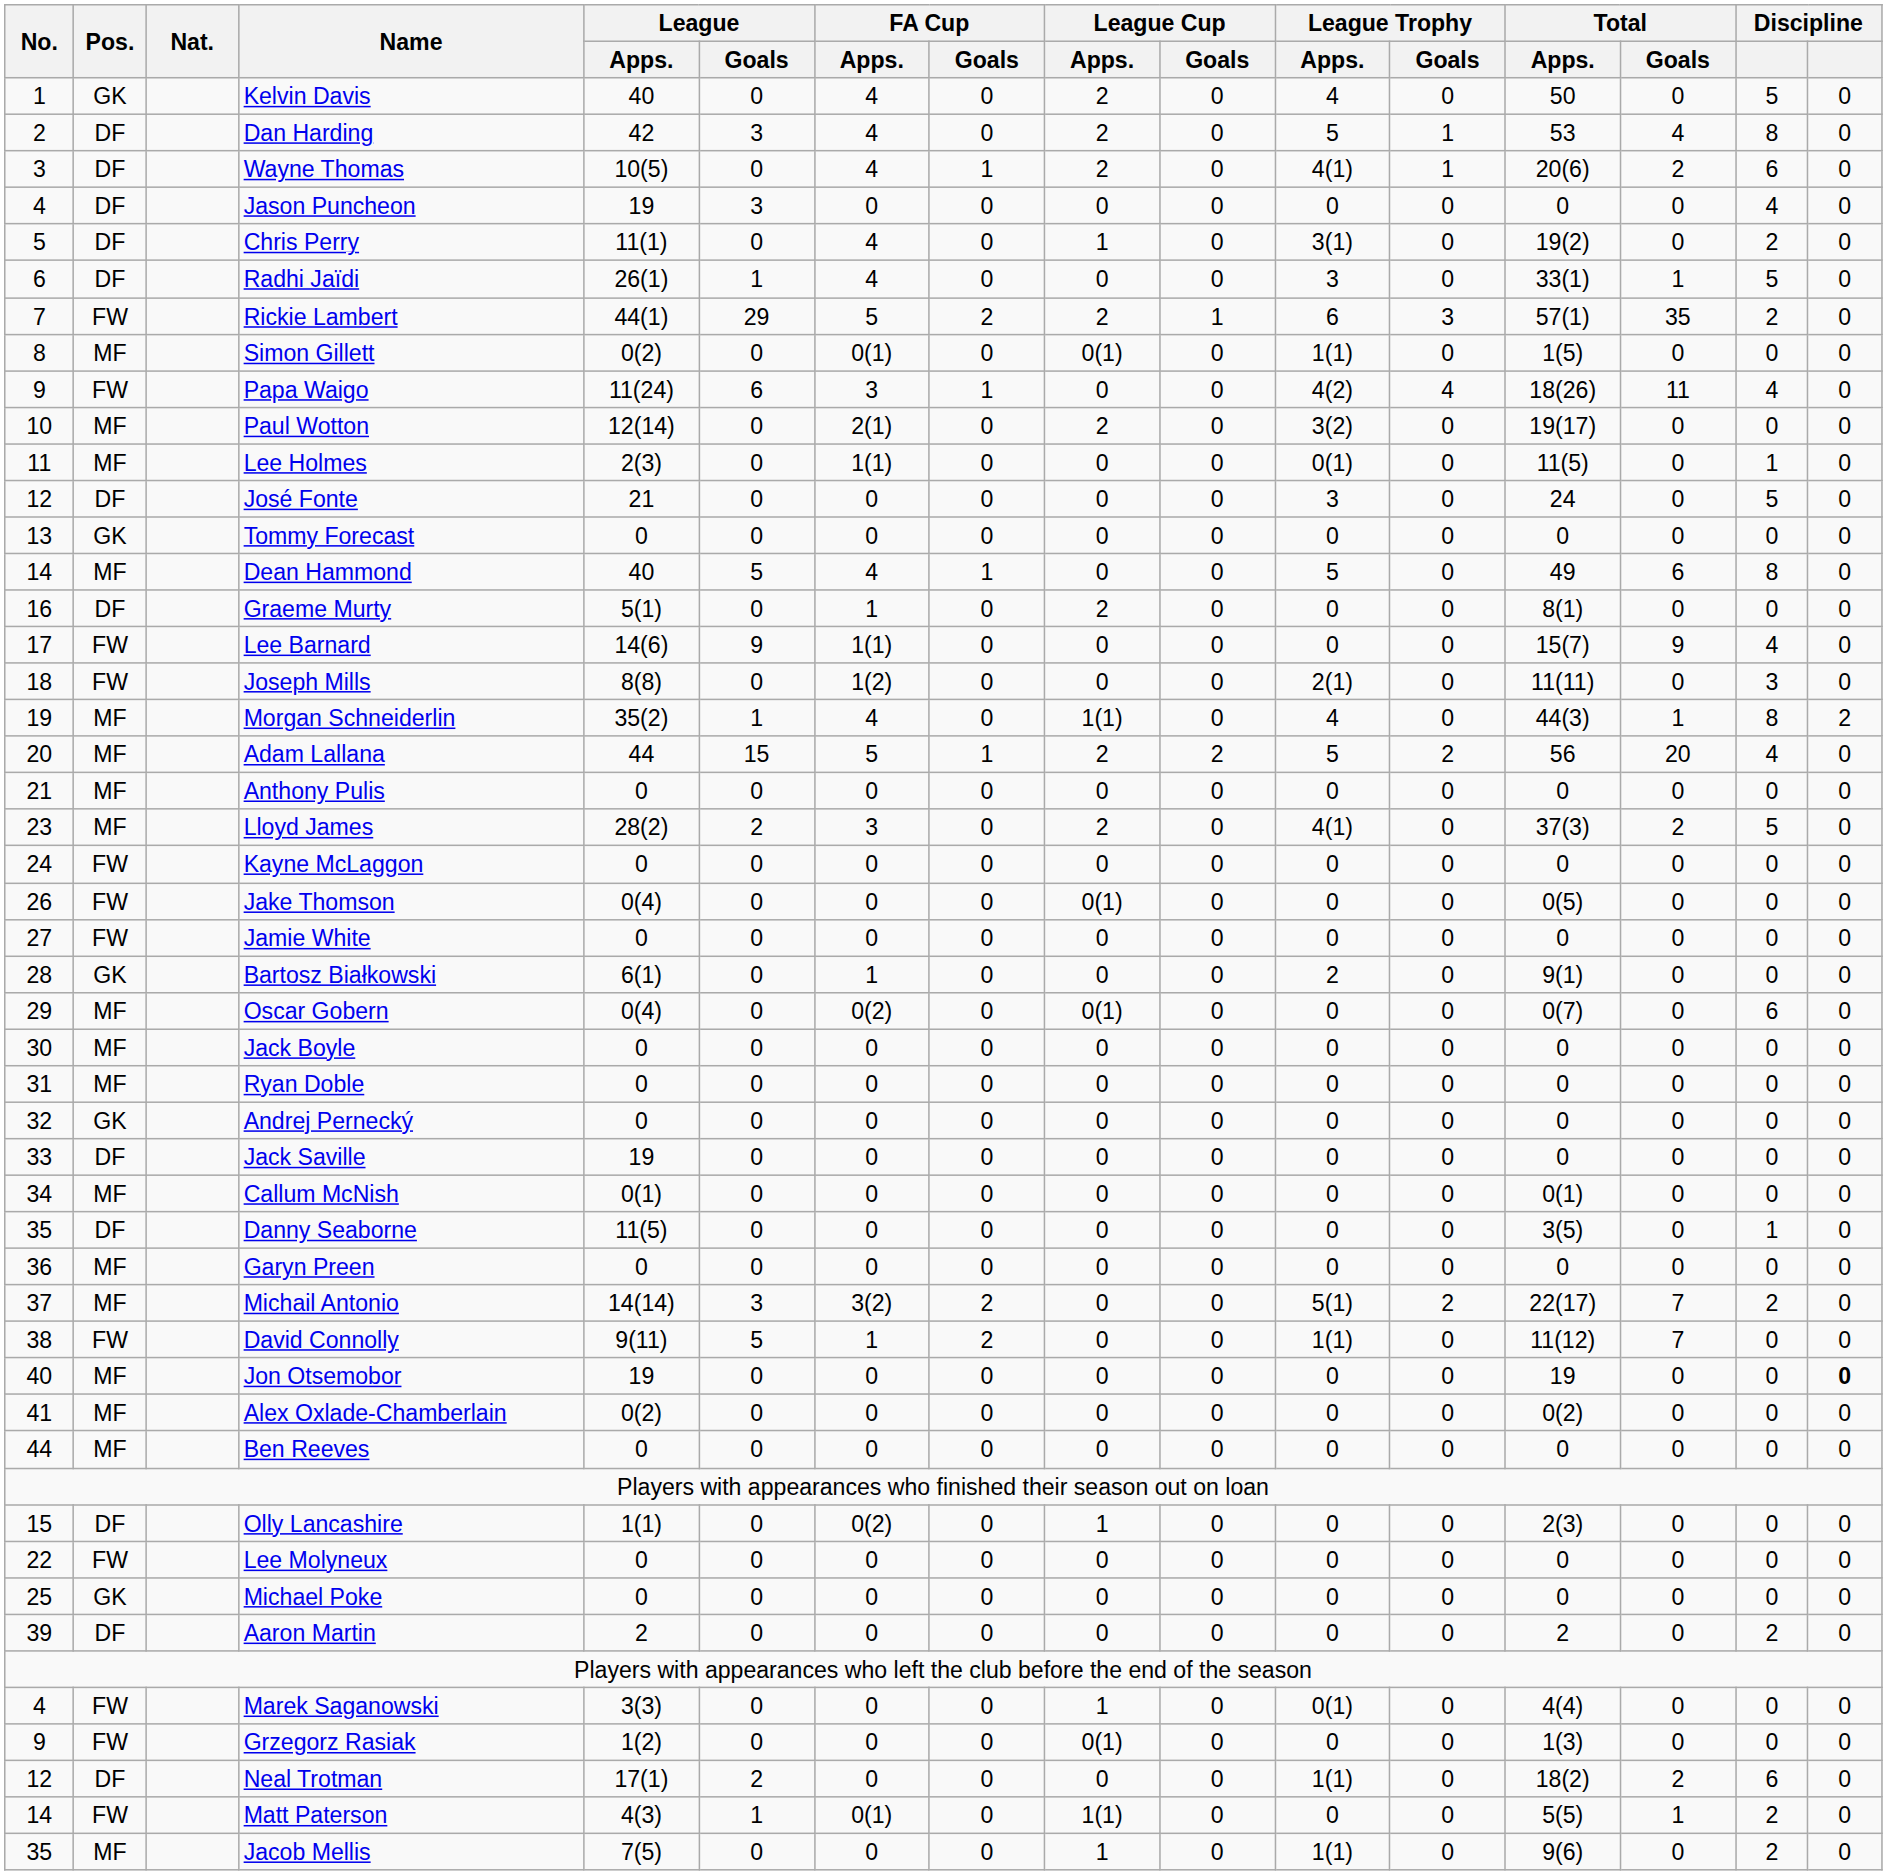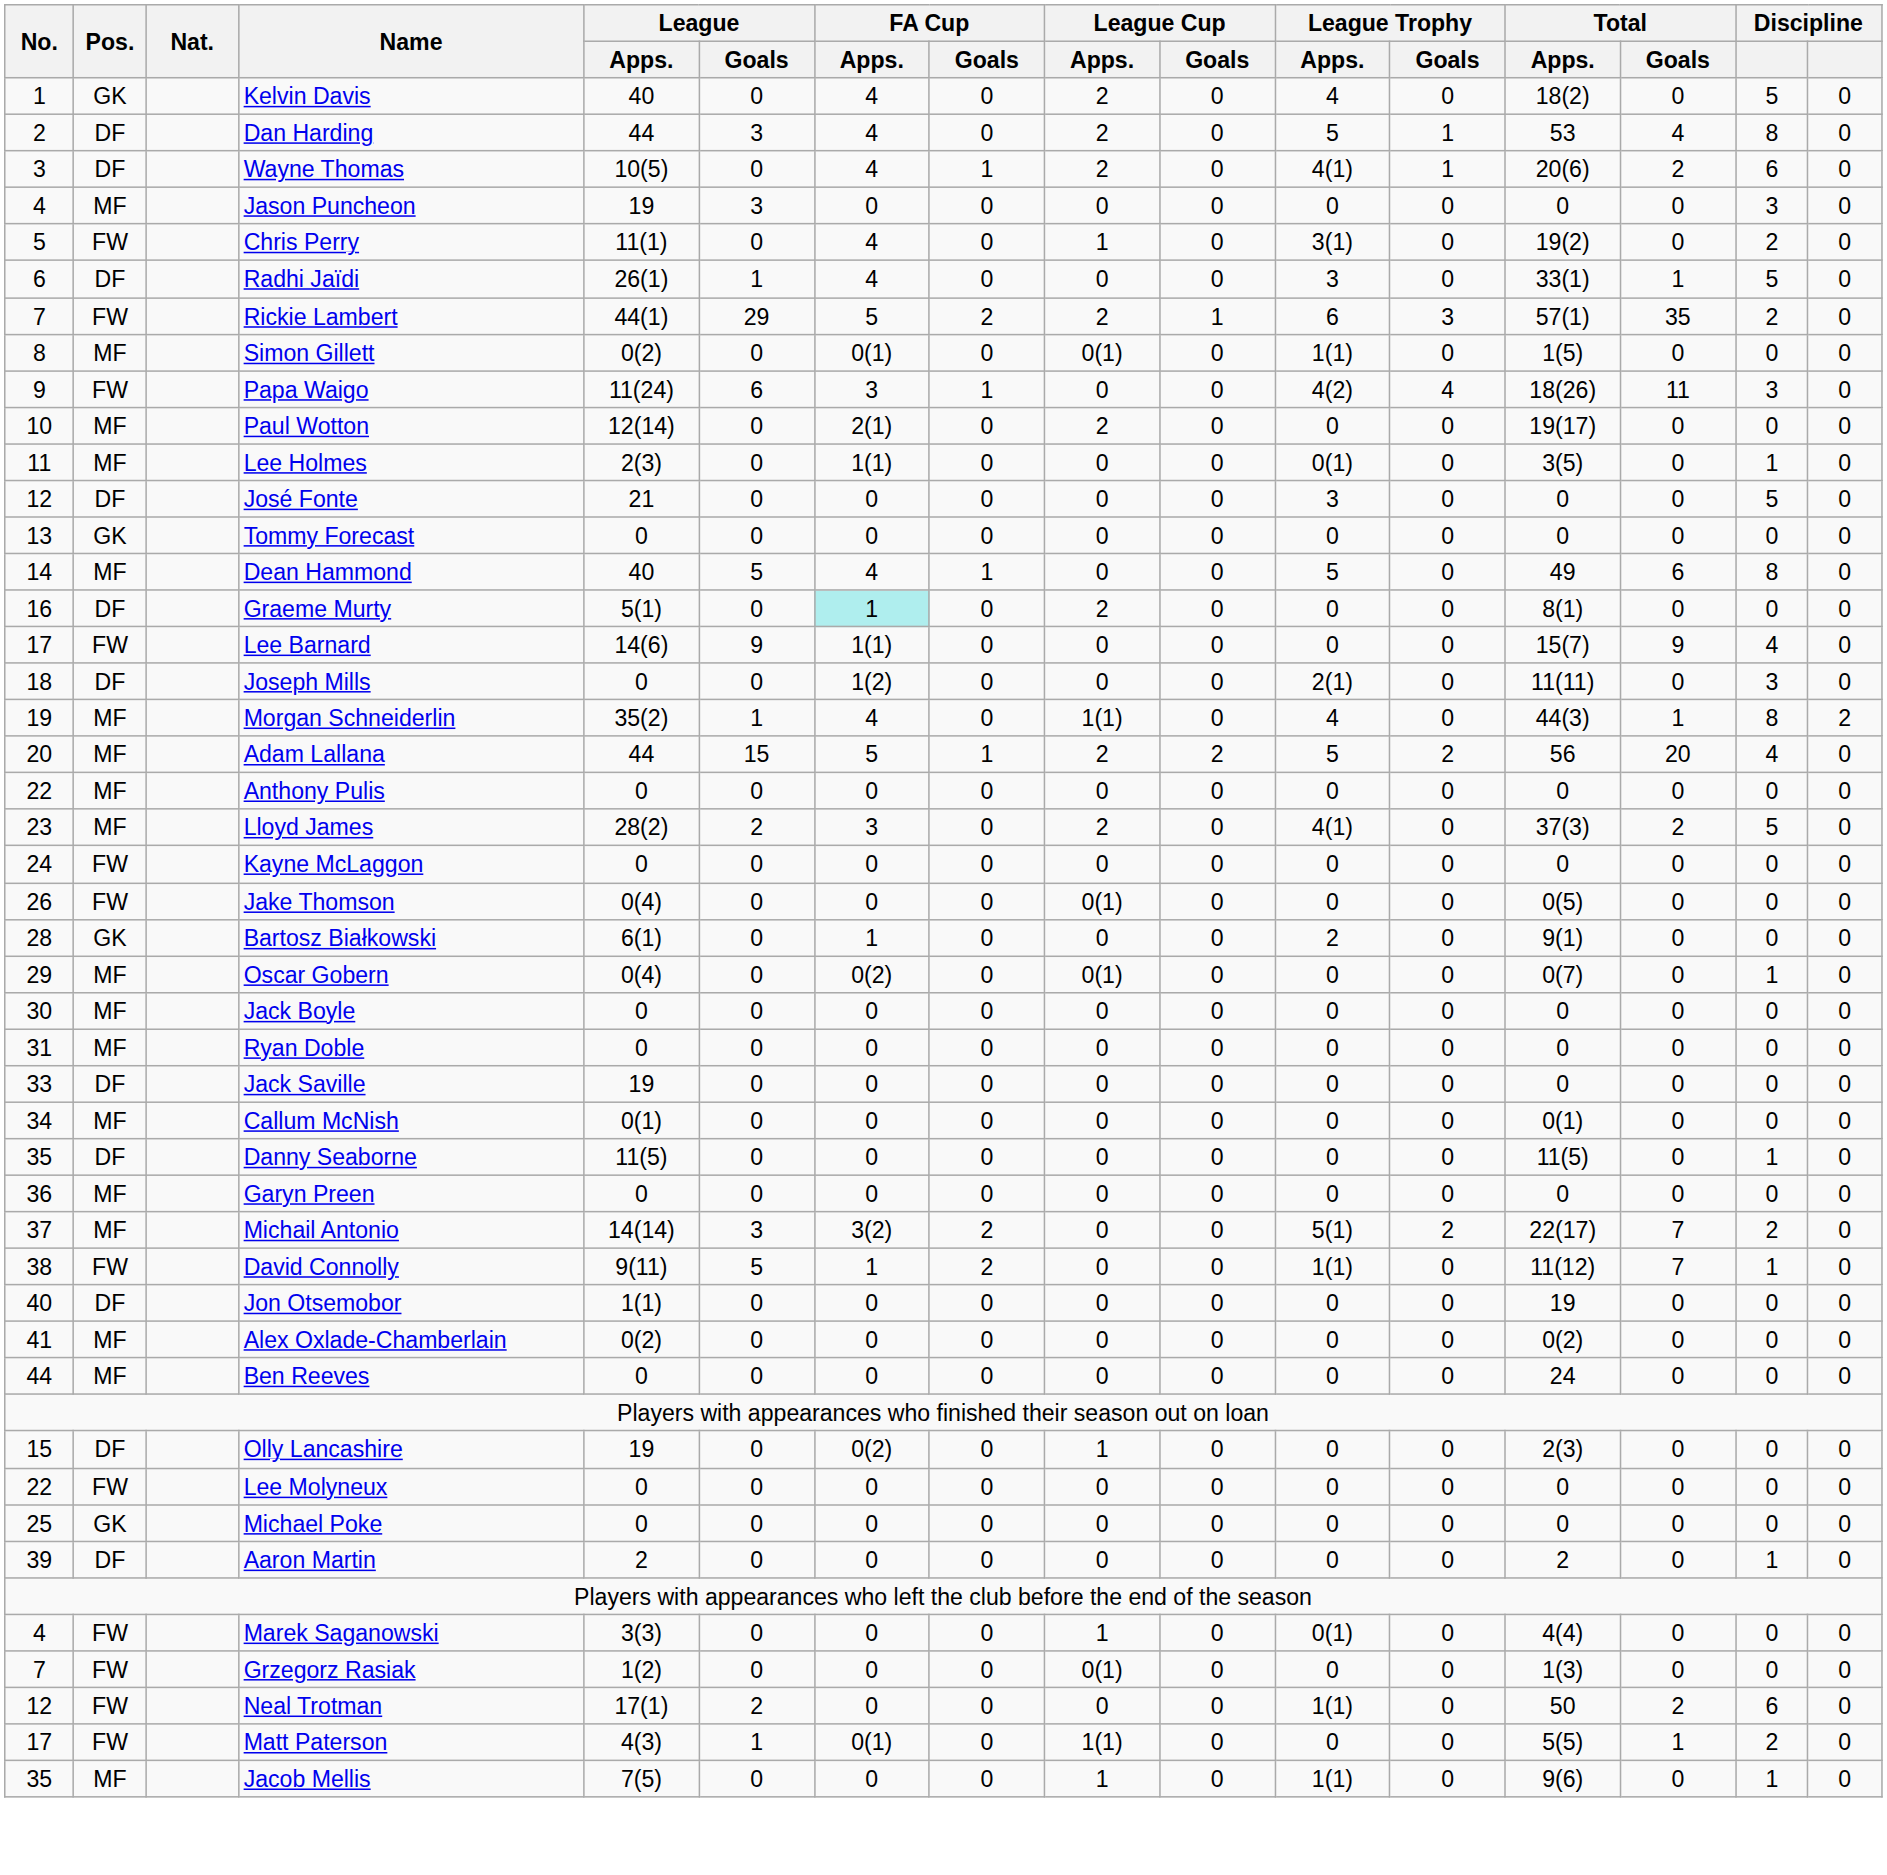(1563, 96) 50 -> (1563, 96) 18(2)
(641, 133) 42 -> (641, 133) 44
(110, 206) DF -> (110, 206) MF
(1772, 206) 4 -> (1772, 206) 3
(110, 243) DF -> (110, 243) FW
(1772, 389) 4 -> (1772, 389) 3
(1332, 426) 3(2) -> (1332, 426) 0
(1563, 462) 11(5) -> (1563, 462) 3(5)
(1563, 499) 24 -> (1563, 499) 0
(872, 608) no background -> (872, 608) paleturquoise background
(110, 682) FW -> (110, 682) DF
(641, 682) 8(8) -> (641, 682) 0
(39, 791) 21 -> (39, 791) 22
- row: (307, 938)
(1772, 1011) 6 -> (1772, 974) 1
- row: (328, 1120)
(1563, 1230) 3(5) -> (1563, 1157) 11(5)
(1772, 1340) 0 -> (1772, 1267) 1
(110, 1377) MF -> (110, 1303) DF
(641, 1377) 19 -> (641, 1303) 1(1)
(1845, 1377) bold -> (1845, 1303) normal
(1563, 1450) 0 -> (1563, 1377) 24
(641, 1523) 1(1) -> (641, 1450) 19
(1772, 1633) 2 -> (1772, 1559) 1
(39, 1742) 9 -> (39, 1669) 7
(110, 1779) DF -> (110, 1706) FW
(1563, 1779) 18(2) -> (1563, 1706) 50
(39, 1815) 14 -> (39, 1742) 17
(1772, 1852) 2 -> (1772, 1779) 1
